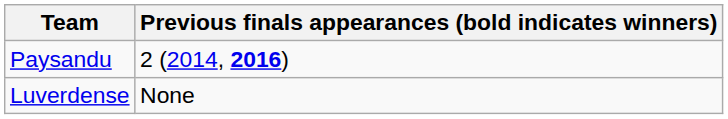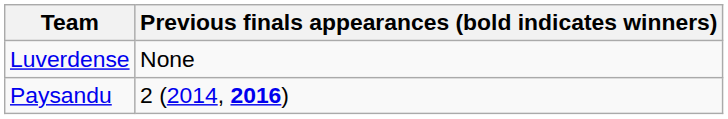rows swapped: (70, 95) <-> (61, 58)
